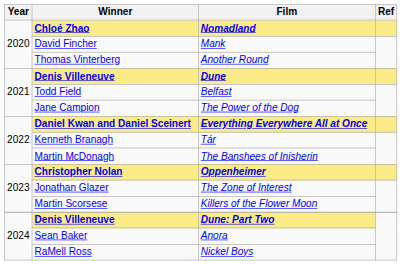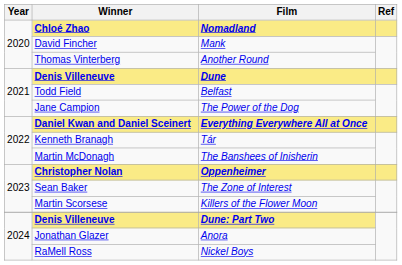(72, 188) Jonathan Glazer -> (61, 188) Sean Baker
(61, 236) Sean Baker -> (72, 236) Jonathan Glazer
